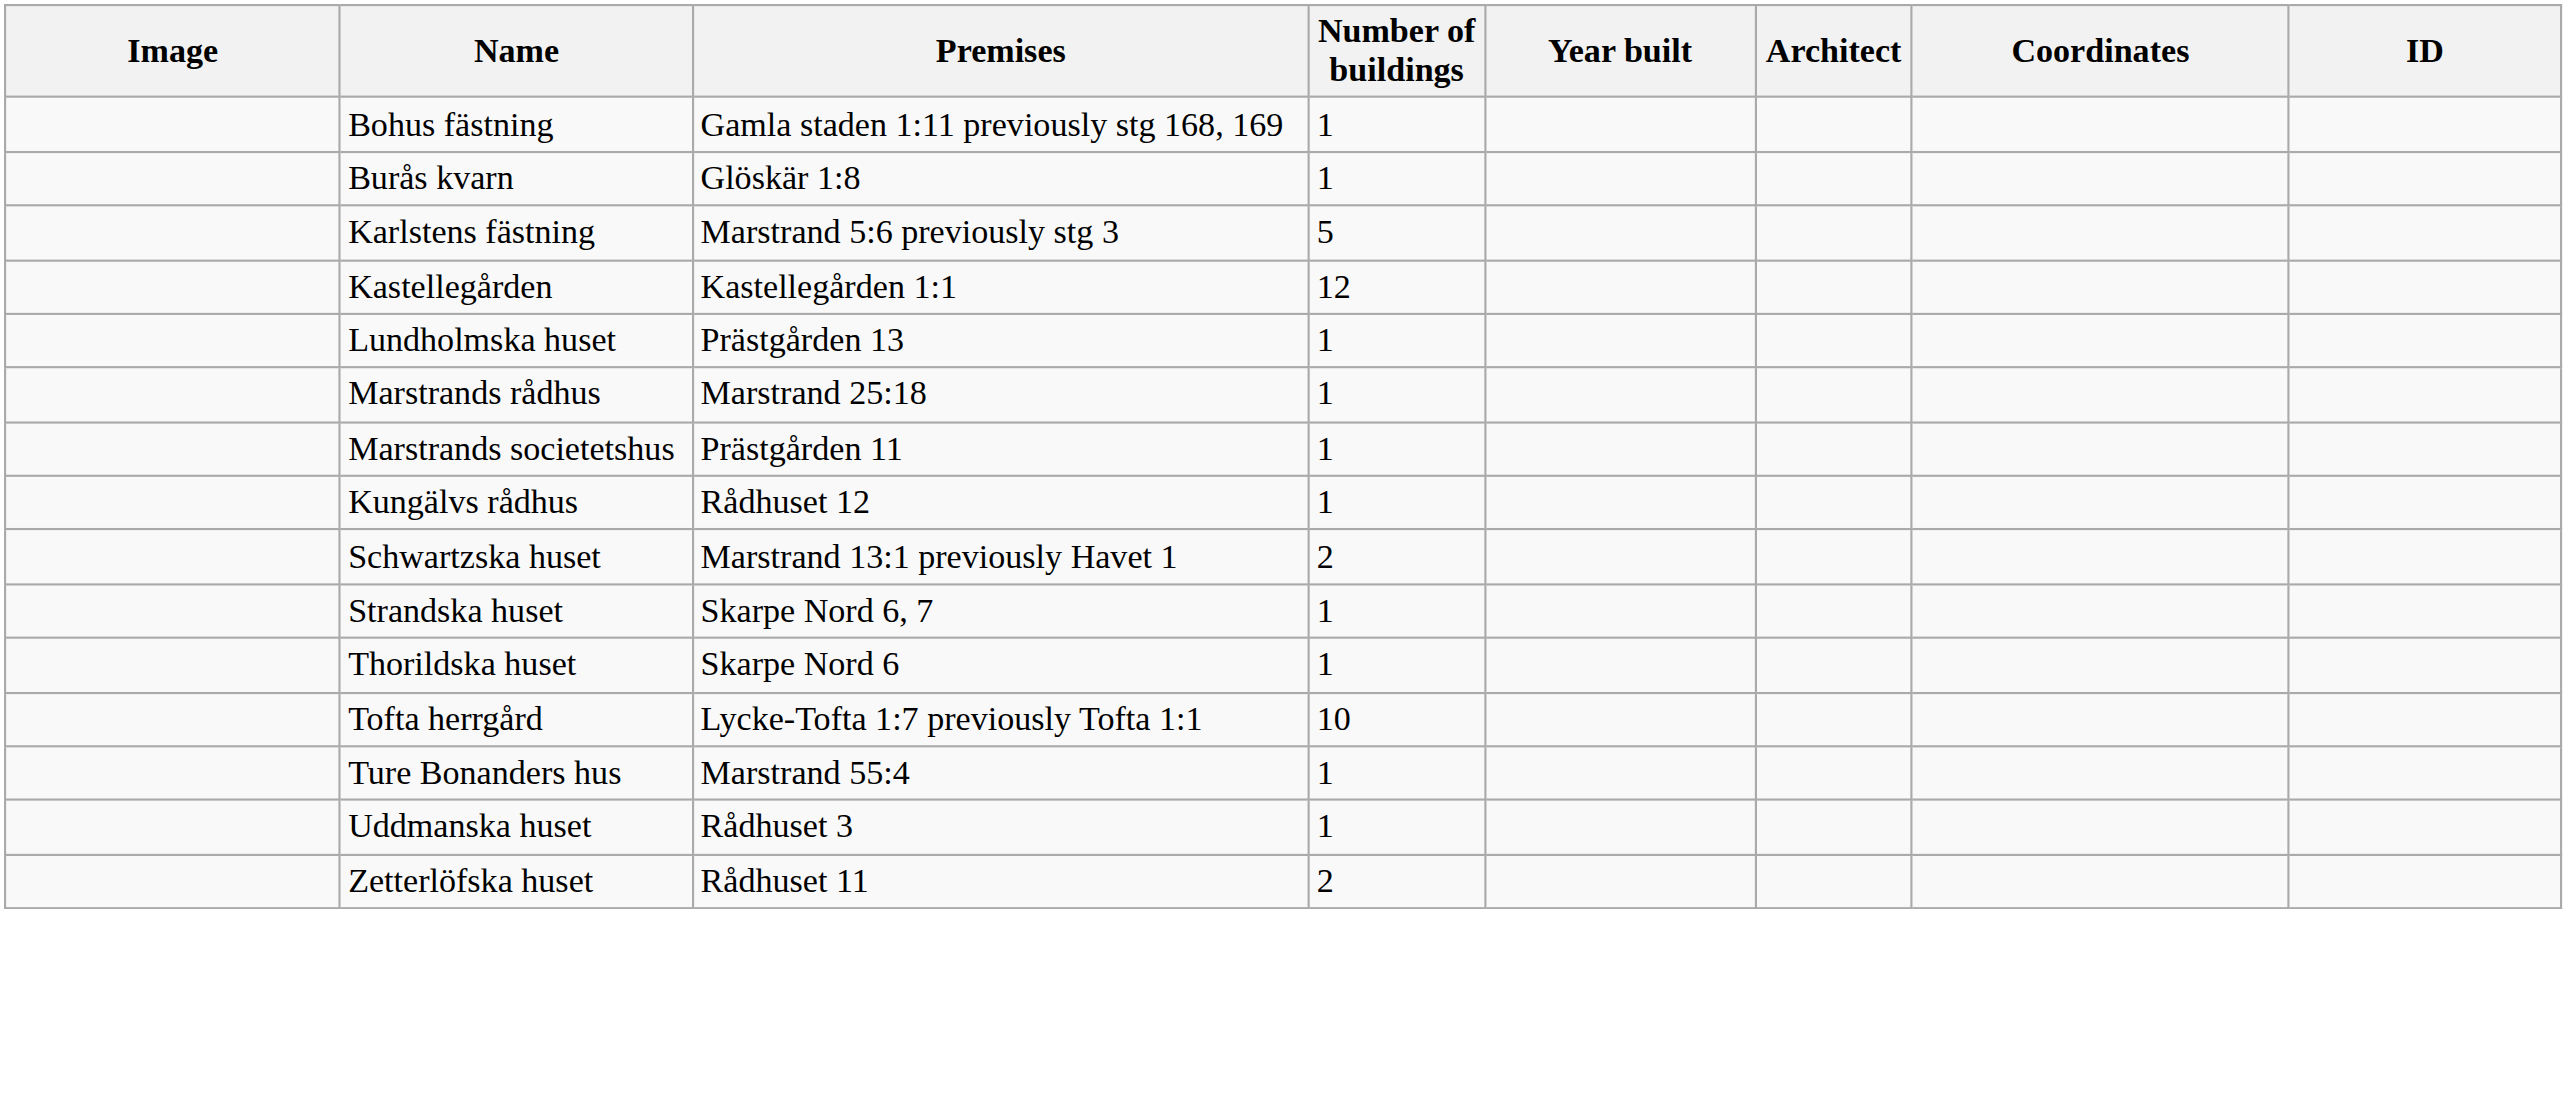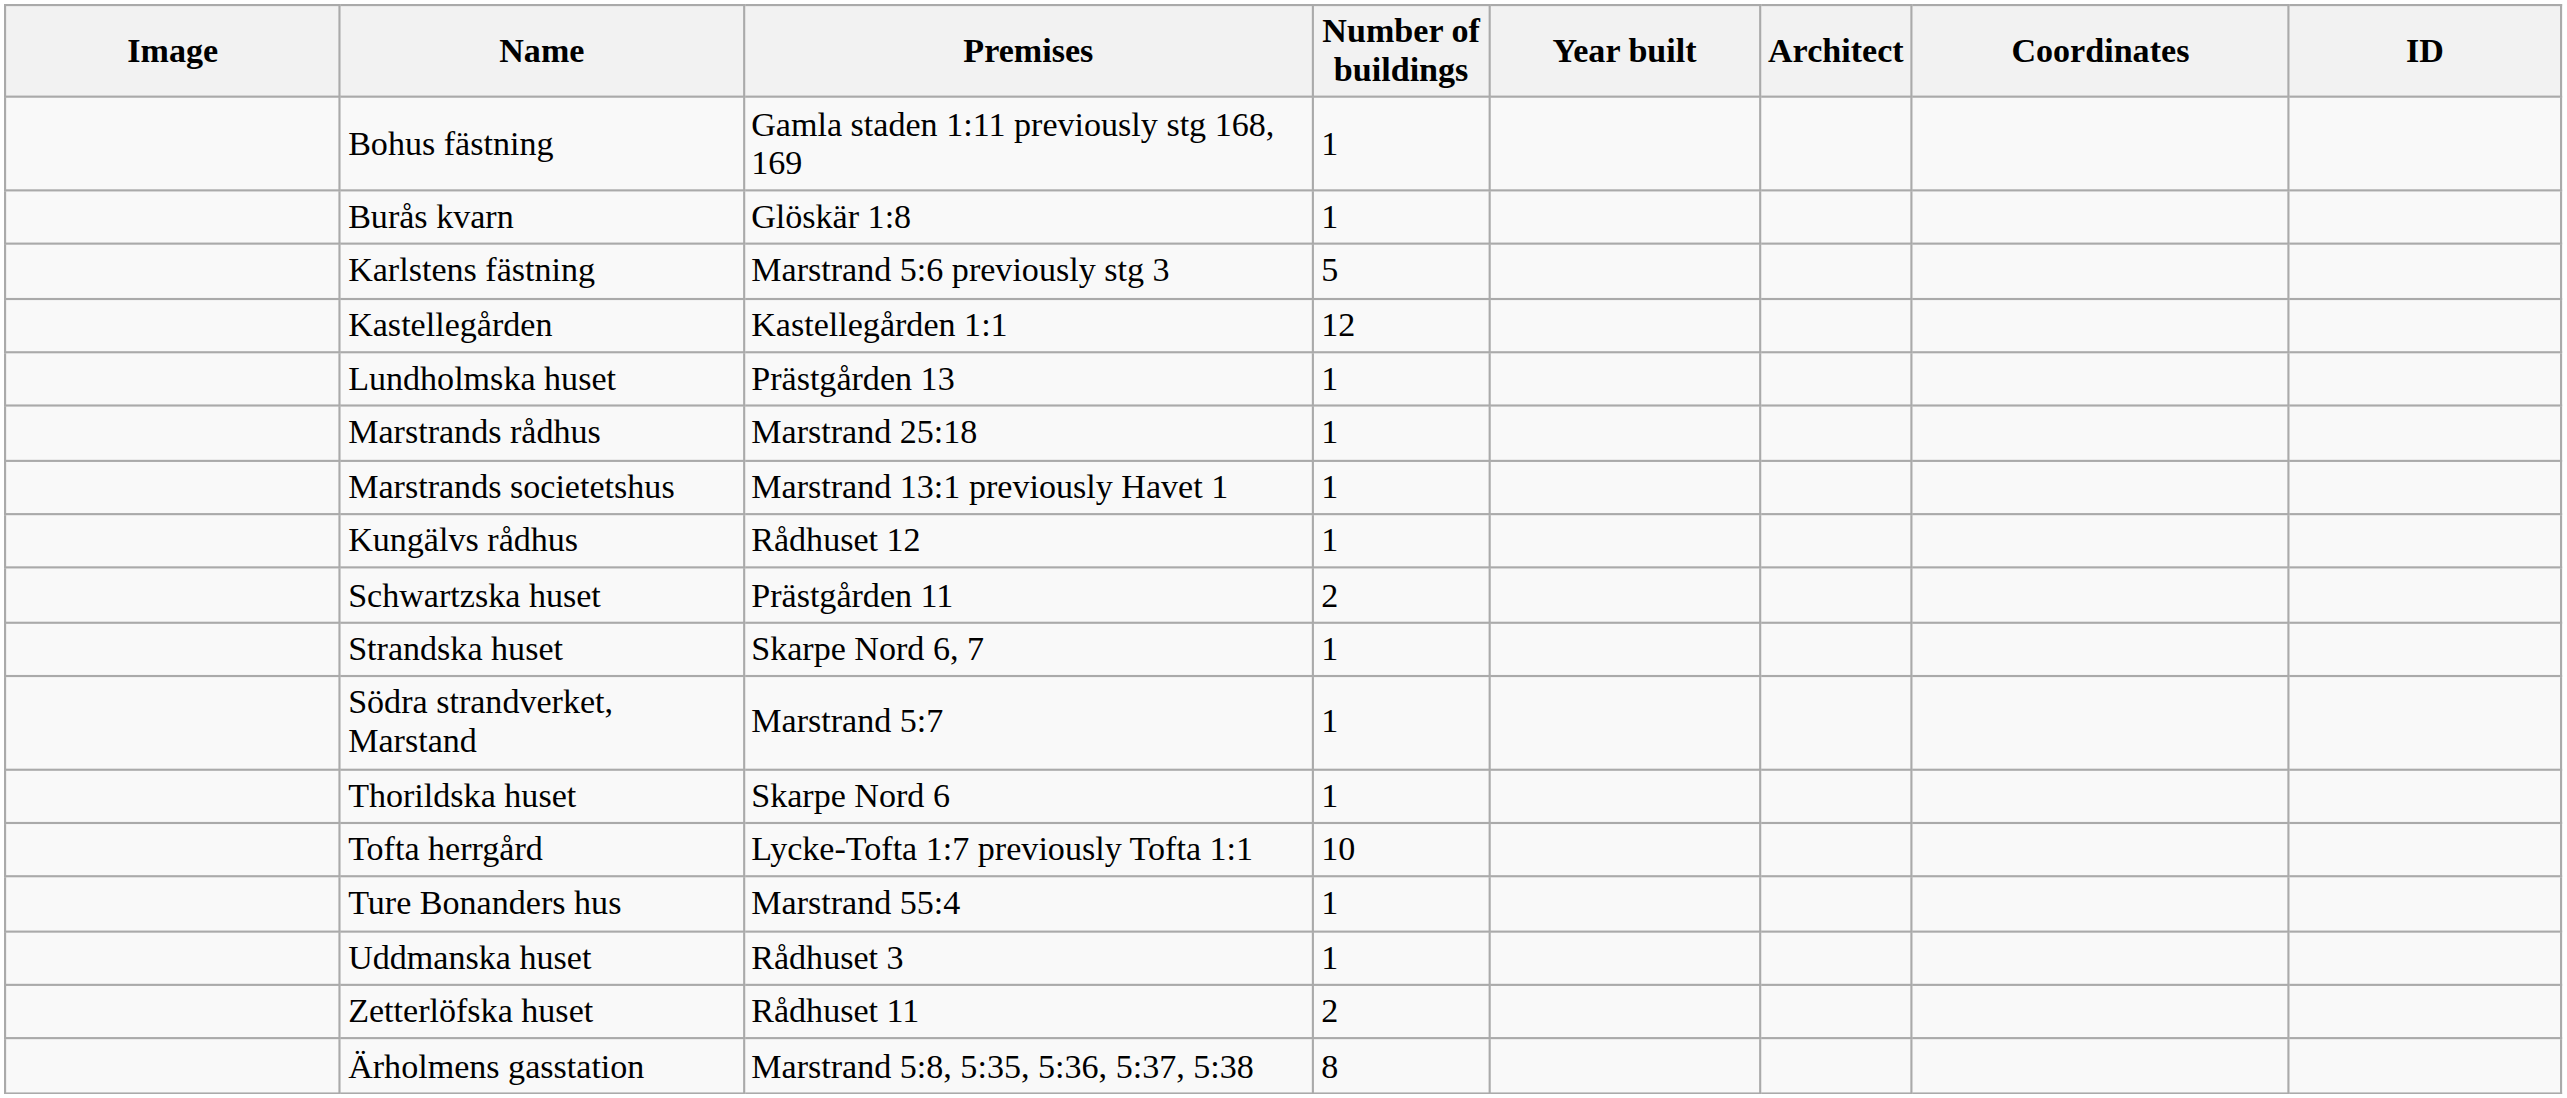(802, 448) Prästgården 11 -> (990, 486) Marstrand 13:1 previously Havet 1
(939, 556) Marstrand 13:1 previously Havet 1 -> (852, 594) Prästgården 11
+ row: (481, 721)
+ row: (496, 1065)
